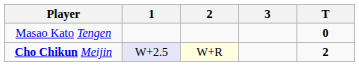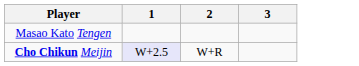- column: (326, 14)
(209, 52) lightyellow background -> (209, 52) no background
